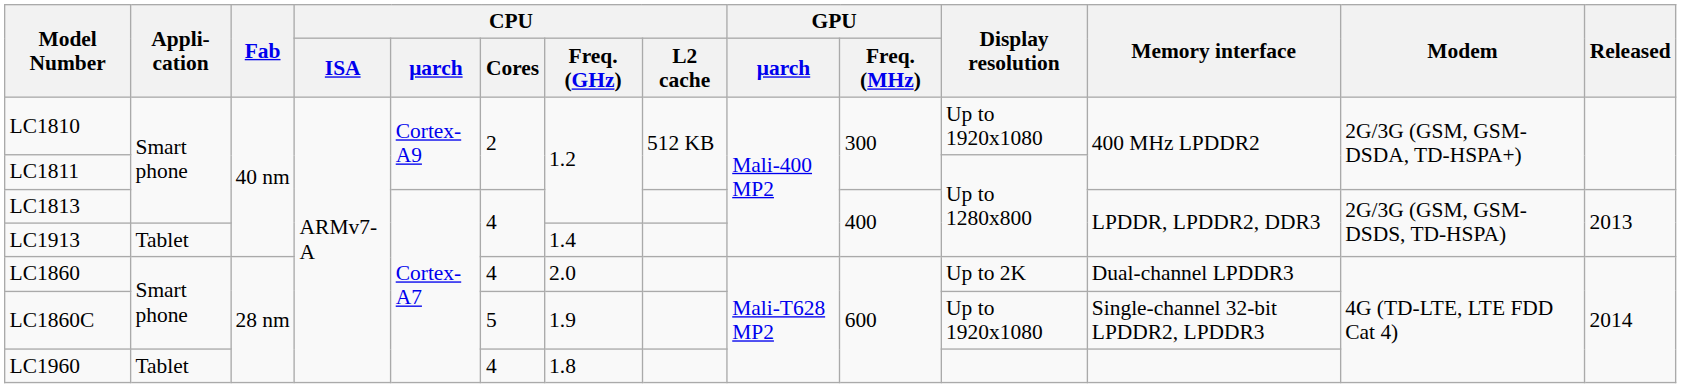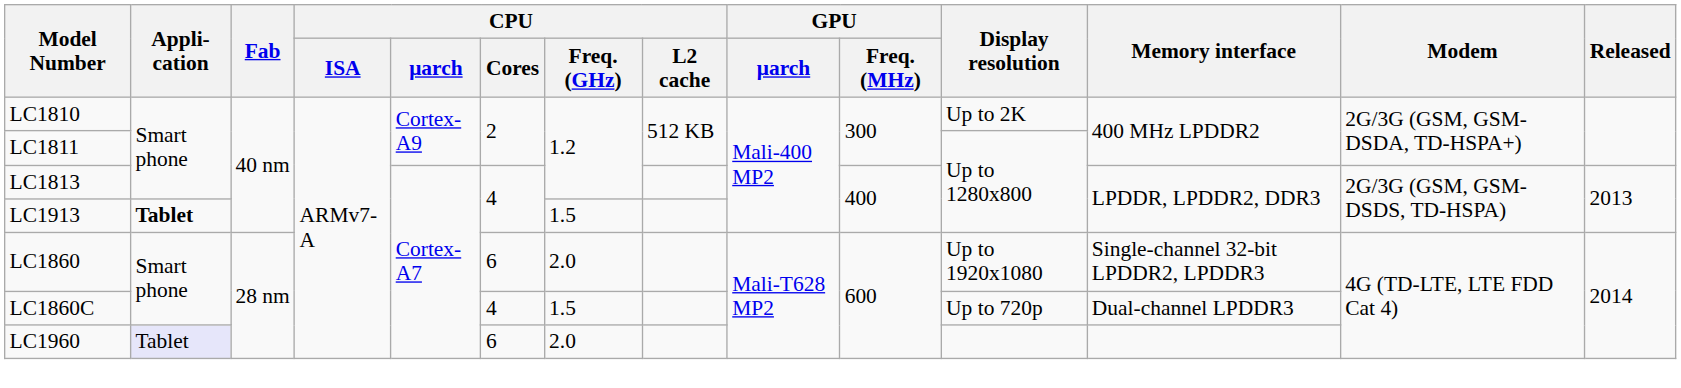(994, 125) Up to 1920x1080 -> (986, 113) Up to 2K
(162, 239) normal -> (164, 215) bold
(562, 239) 1.4 -> (562, 215) 1.5
(491, 273) 4 -> (491, 261) 6
(986, 273) Up to 2K -> (994, 261) Up to 1920x1080
(1193, 273) Dual-channel LPDDR3 -> (1184, 261) Single-channel 32-bit LPDDR2, LPDDR3
(491, 319) 5 -> (491, 307) 4
(562, 319) 1.9 -> (562, 307) 1.5
(994, 319) Up to 1920x1080 -> (994, 307) Up to 720p
(1184, 319) Single-channel 32-bit LPDDR2, LPDDR3 -> (1193, 307) Dual-channel LPDDR3
(162, 365) no background -> (162, 341) lavender background
(491, 365) 4 -> (491, 341) 6
(562, 365) 1.8 -> (562, 341) 2.0
